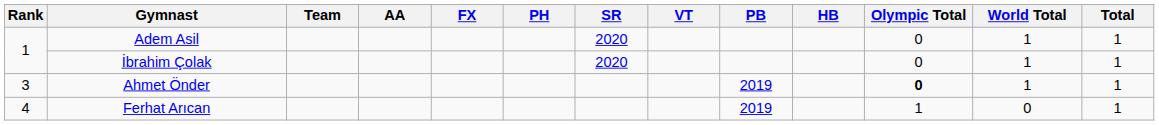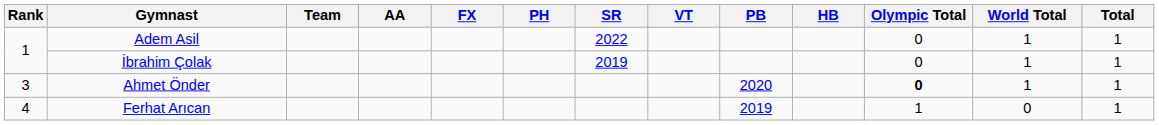(611, 39) 2020 -> (611, 39) 2022
(611, 62) 2020 -> (611, 62) 2019
(756, 85) 2019 -> (756, 85) 2020
